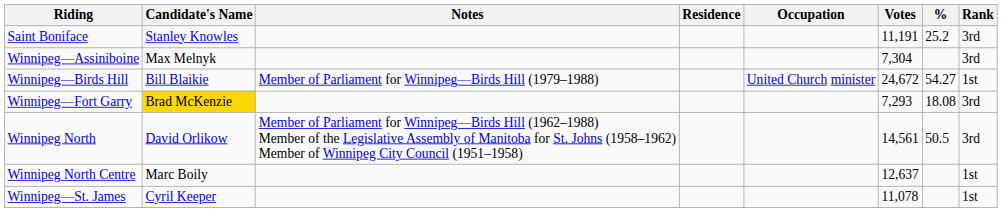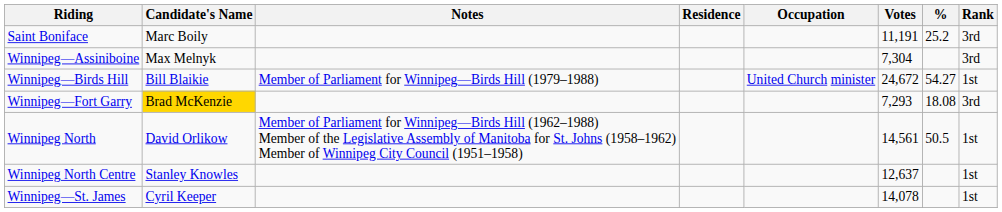(192, 36) Stanley Knowles -> (177, 36) Marc Boily
(971, 138) 3rd -> (970, 138) 1st
(177, 175) Marc Boily -> (192, 175) Stanley Knowles
(900, 196) 11,078 -> (900, 196) 14,078
